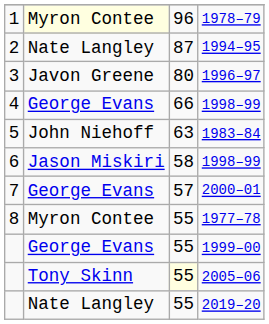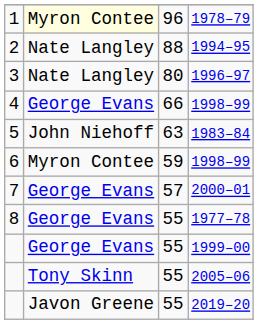(184, 48) 87 -> (173, 48) 88
(91, 76) Javon Greene -> (91, 76) Nate Langley
(96, 162) Jason Miskiri -> (91, 162) Myron Contee
(184, 162) 58 -> (173, 162) 59
(91, 219) Myron Contee -> (91, 219) George Evans
(184, 276) lightyellow background -> (173, 276) no background
(91, 305) Nate Langley -> (91, 305) Javon Greene
